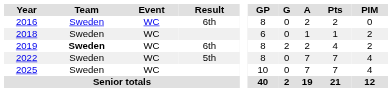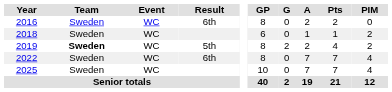(209, 46) 6th -> (209, 46) 5th
(209, 58) 5th -> (209, 58) 6th
